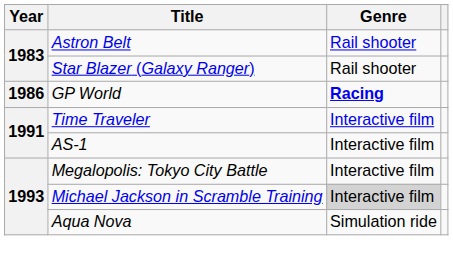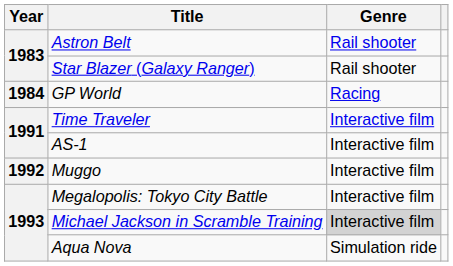(26, 94) 1986 -> (26, 94) 1984
(357, 94) bold -> (355, 94) normal
+ row: (76, 171)
